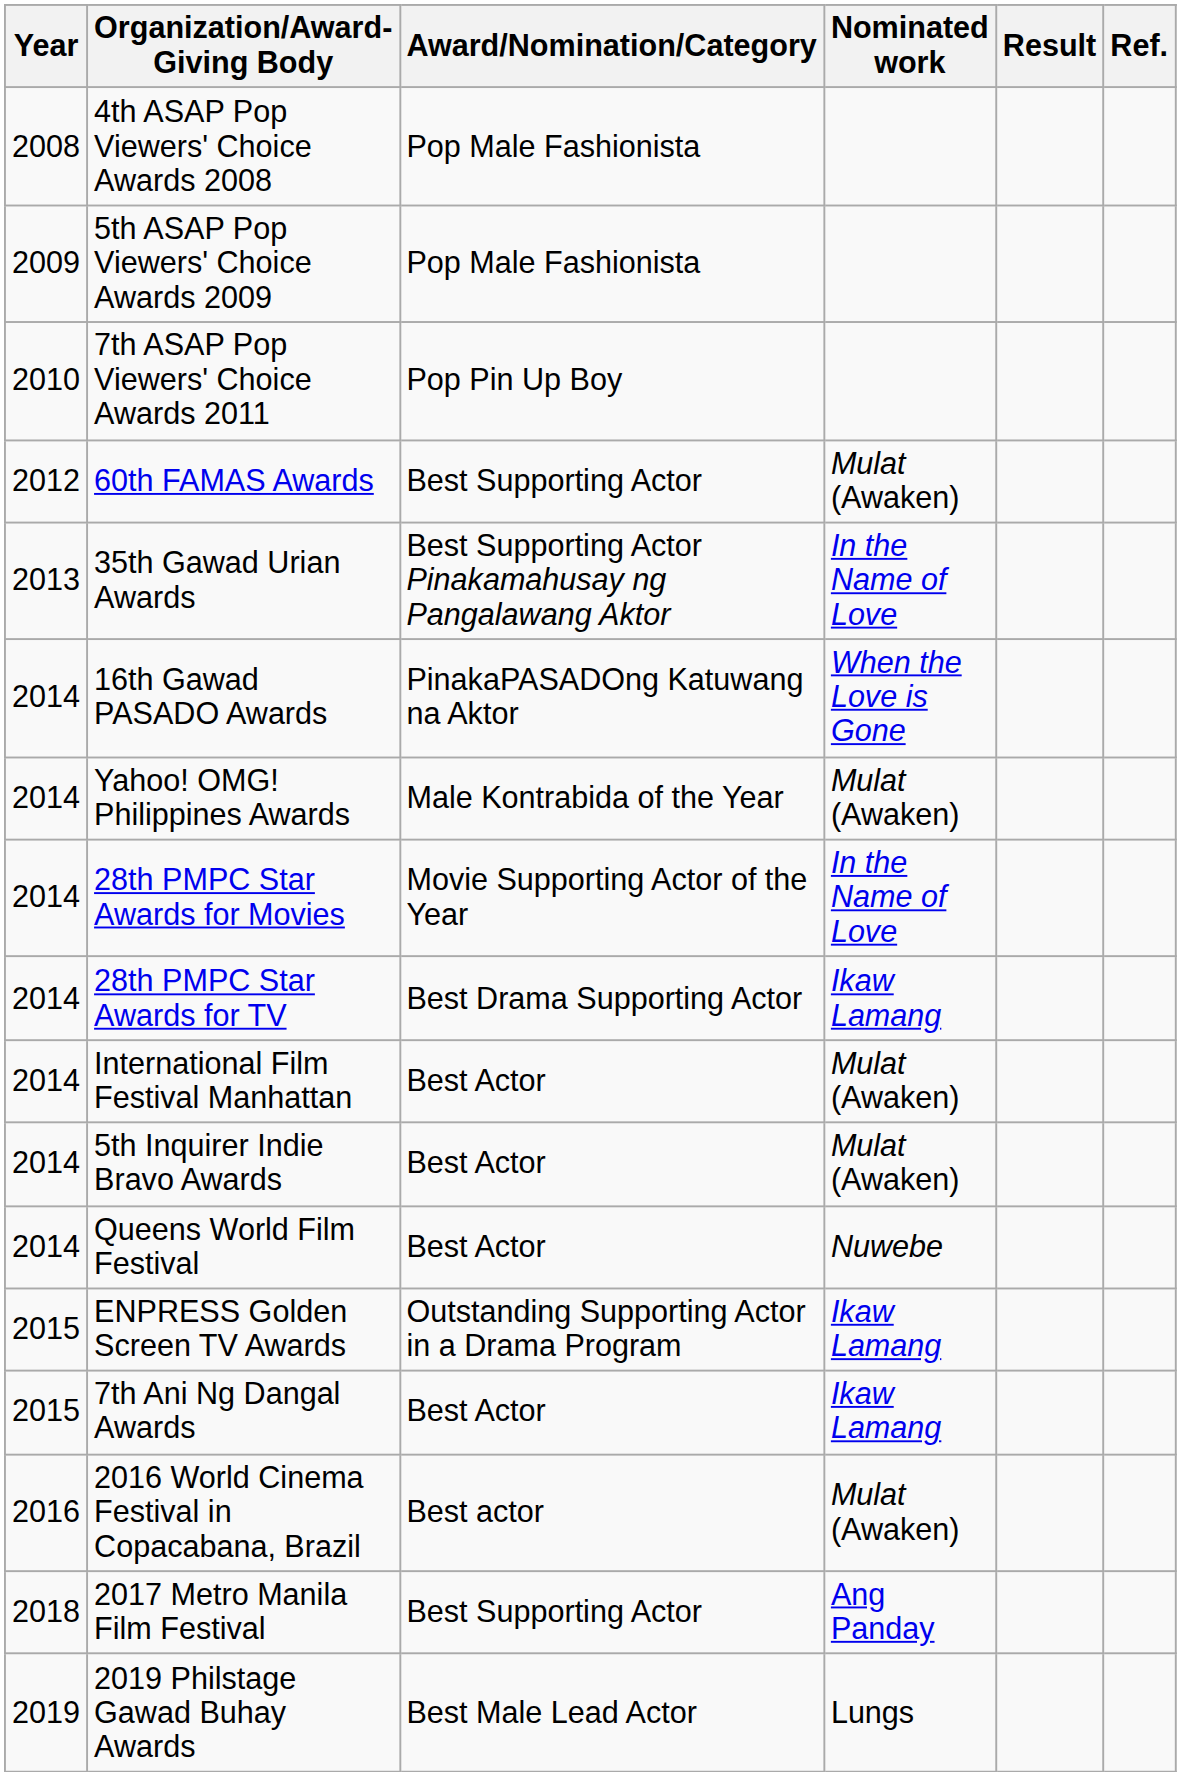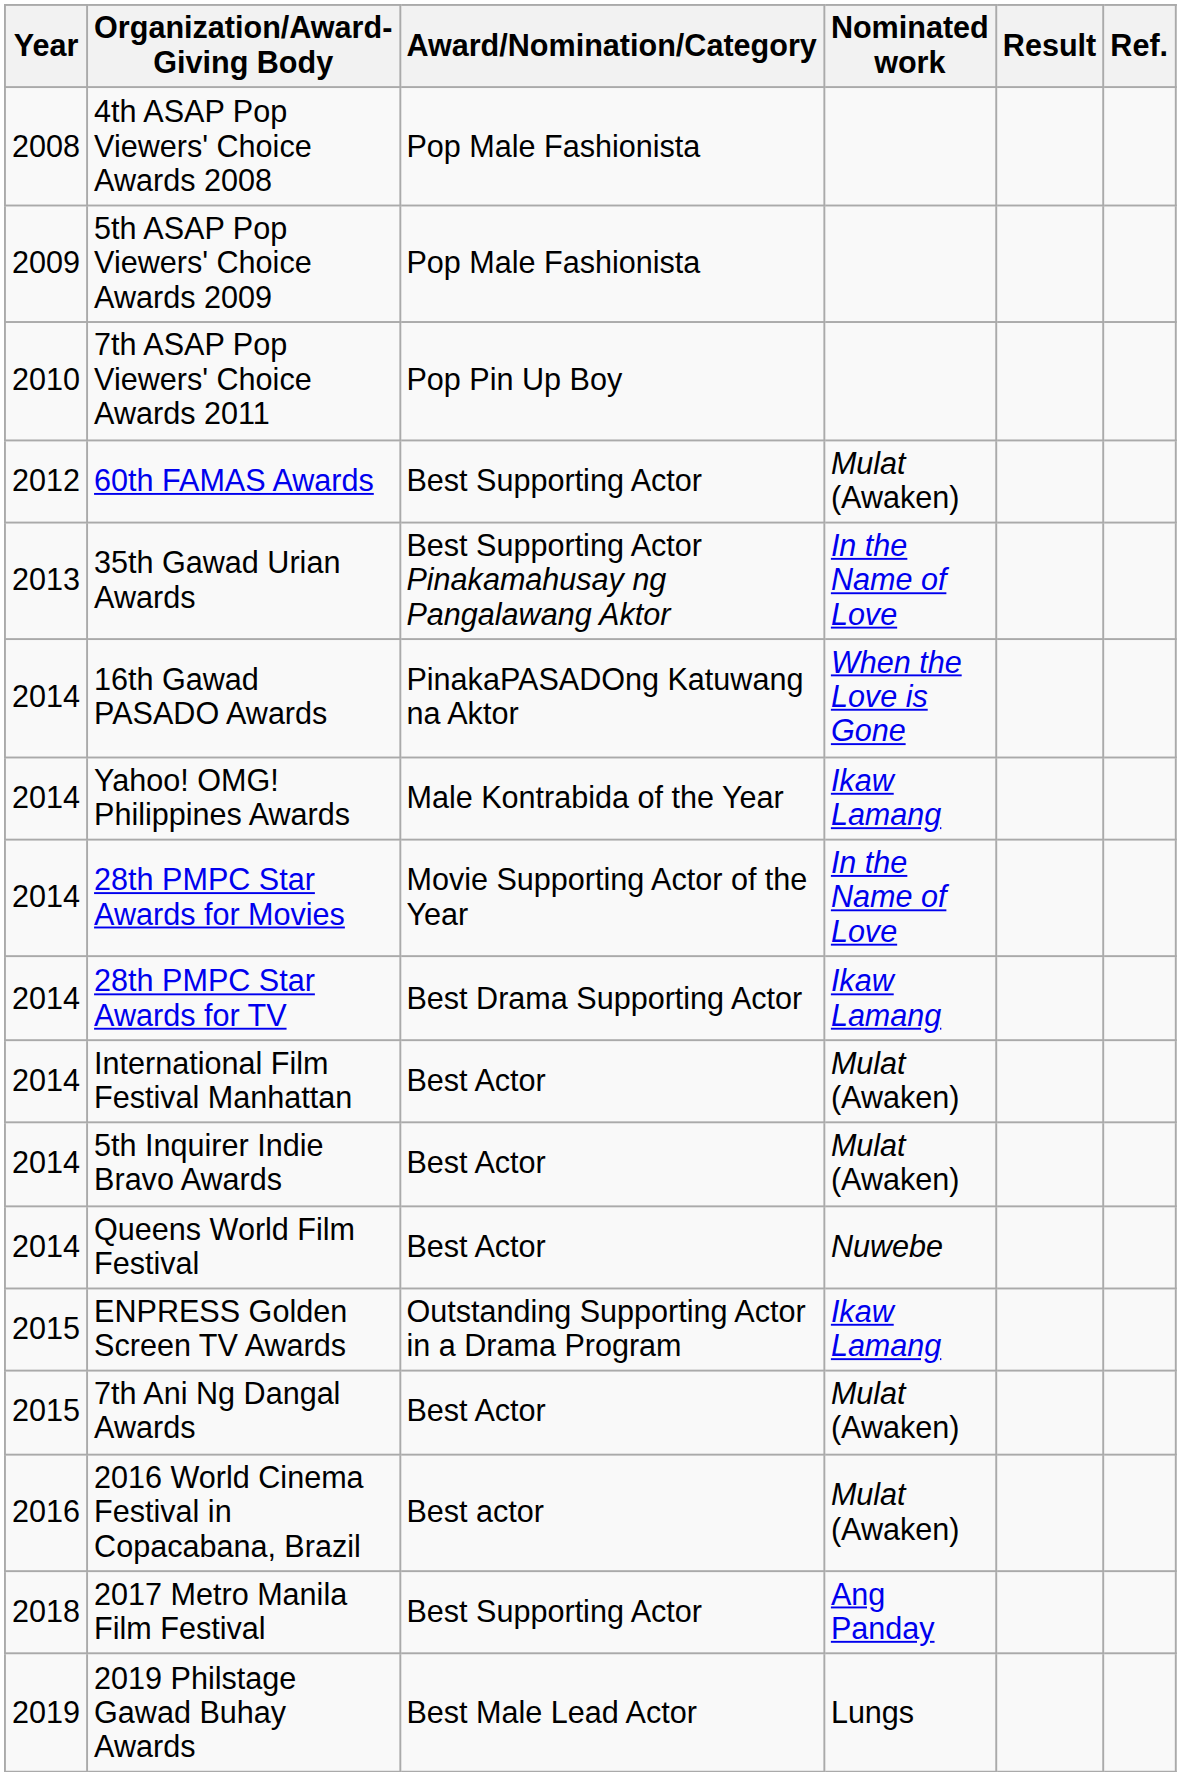(895, 797) Mulat (Awaken) -> (886, 797) Ikaw Lamang
(886, 1412) Ikaw Lamang -> (895, 1412) Mulat (Awaken)
